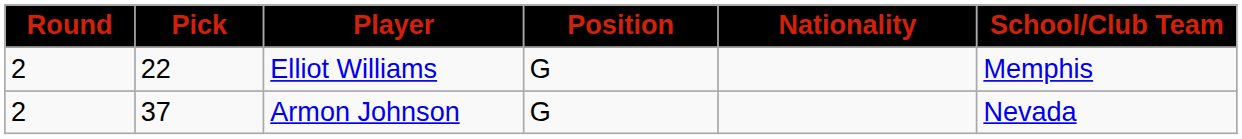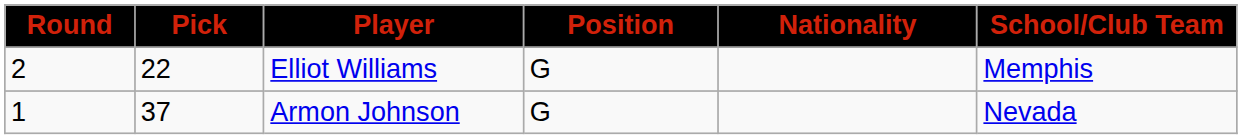(19, 111) 2 -> (19, 111) 1
